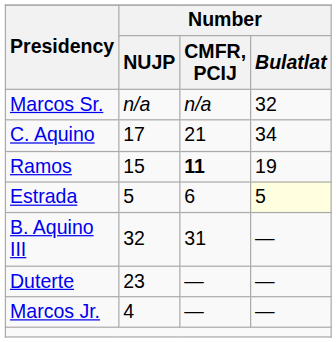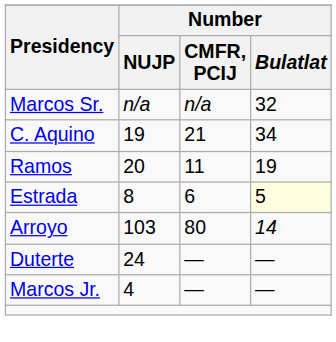(134, 135) 17 -> (134, 135) 19
(134, 166) 15 -> (134, 166) 20
(195, 166) bold -> (194, 166) normal
(129, 197) 5 -> (129, 197) 8
+ row: (39, 228)
- row: (52, 239)
(134, 281) 23 -> (134, 259) 24
